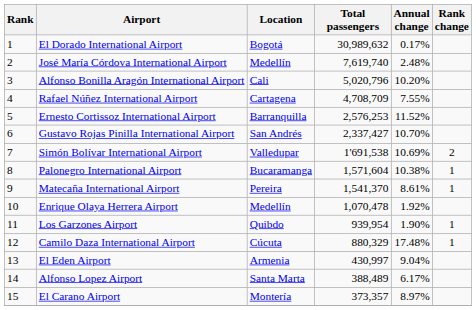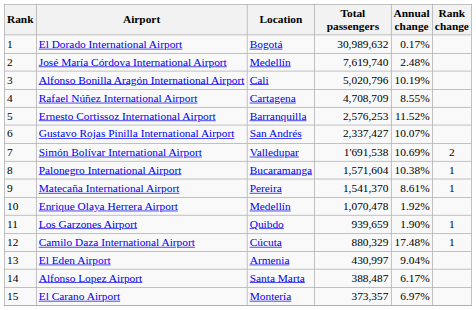(412, 80) 10.20% -> (412, 80) 10.19%
(415, 98) 7.55% -> (415, 98) 8.55%
(412, 134) 10.70% -> (412, 134) 10.07%
(370, 224) 939,954 -> (370, 224) 939,659
(370, 278) 388,489 -> (370, 278) 388,487
(415, 296) 8.97% -> (415, 296) 6.97%
